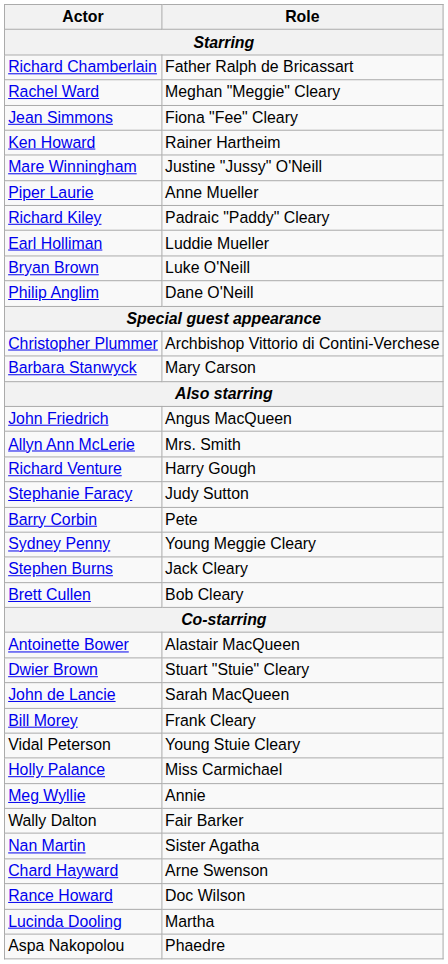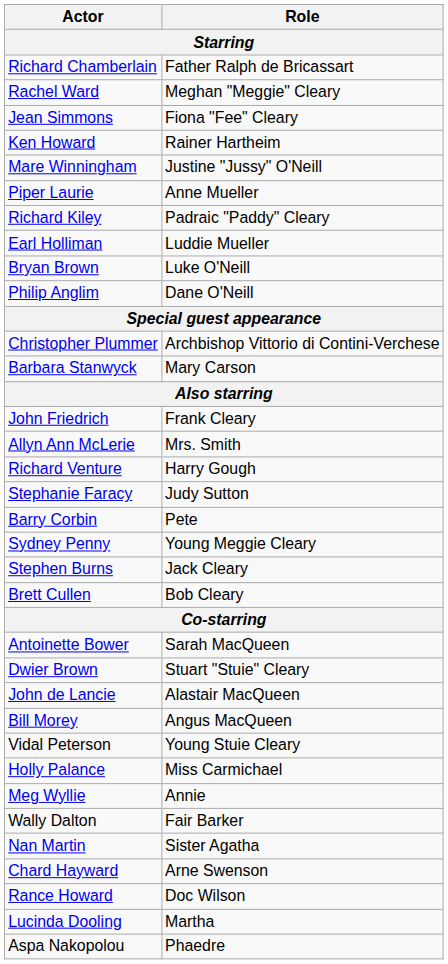(228, 419) Angus MacQueen -> (210, 419) Frank Cleary
(232, 645) Alastair MacQueen -> (227, 645) Sarah MacQueen
(227, 695) Sarah MacQueen -> (232, 695) Alastair MacQueen
(210, 720) Frank Cleary -> (228, 720) Angus MacQueen
